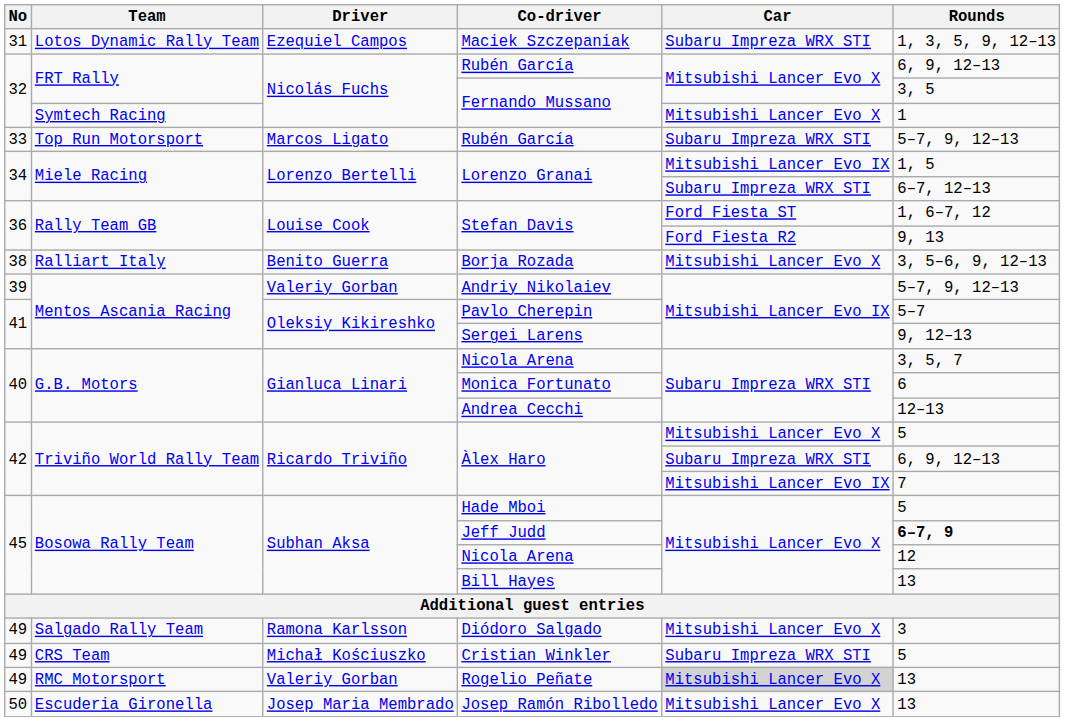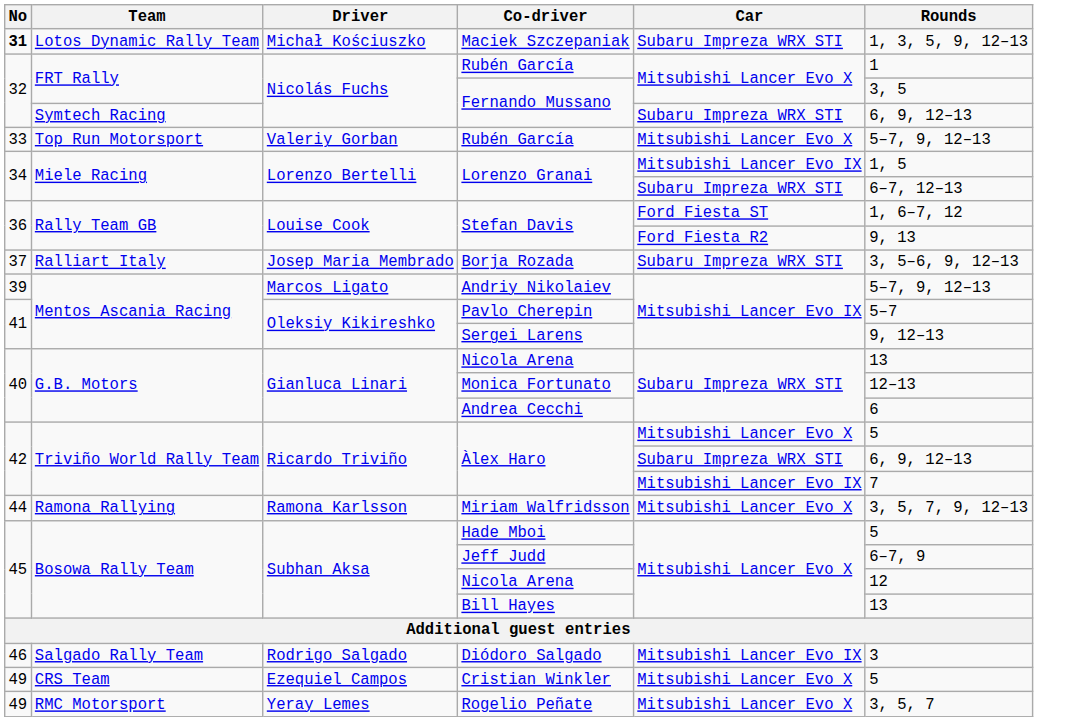(18, 42) normal -> (18, 42) bold
(337, 42) Ezequiel Campos -> (346, 42) Michał Kościuszko
(949, 66) 6, 9, 12–13 -> (874, 66) 1
(773, 115) Mitsubishi Lancer Evo X -> (740, 115) Subaru Impreza WRX STI
(902, 115) 1 -> (921, 115) 6, 9, 12–13
(328, 140) Marcos Ligato -> (332, 140) Valeriy Gorban
(768, 140) Subaru Impreza WRX STI -> (745, 140) Mitsubishi Lancer Evo X
(18, 262) 38 -> (18, 262) 37
(328, 262) Benito Guerra -> (360, 262) Josep Maria Membrado
(773, 262) Mitsubishi Lancer Evo X -> (740, 262) Subaru Impreza WRX STI
(332, 287) Valeriy Gorban -> (328, 287) Marcos Ligato
(930, 361) 3, 5, 7 -> (879, 361) 13
(902, 385) 6 -> (893, 385) 12–13
(921, 410) 12–13 -> (874, 410) 6
+ row: (105, 508)
(925, 532) bold -> (897, 557) normal
(18, 631) 49 -> (18, 655) 46
(337, 631) Ramona Karlsson -> (337, 655) Rodrigo Salgado
(773, 631) Mitsubishi Lancer Evo X -> (749, 655) Mitsubishi Lancer Evo IX
(346, 655) Michał Kościuszko -> (337, 680) Ezequiel Campos
(768, 655) Subaru Impreza WRX STI -> (745, 680) Mitsubishi Lancer Evo X
(332, 680) Valeriy Gorban -> (318, 704) Yeray Lemes
(773, 680) lightgrey background -> (745, 704) no background
(907, 680) 13 -> (902, 704) 3, 5, 7
- row: (124, 704)
